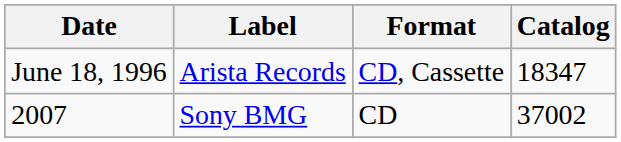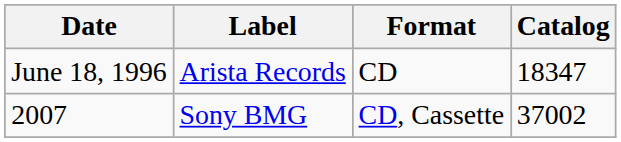(431, 70) CD, Cassette -> (378, 70) CD
(378, 114) CD -> (431, 114) CD, Cassette
